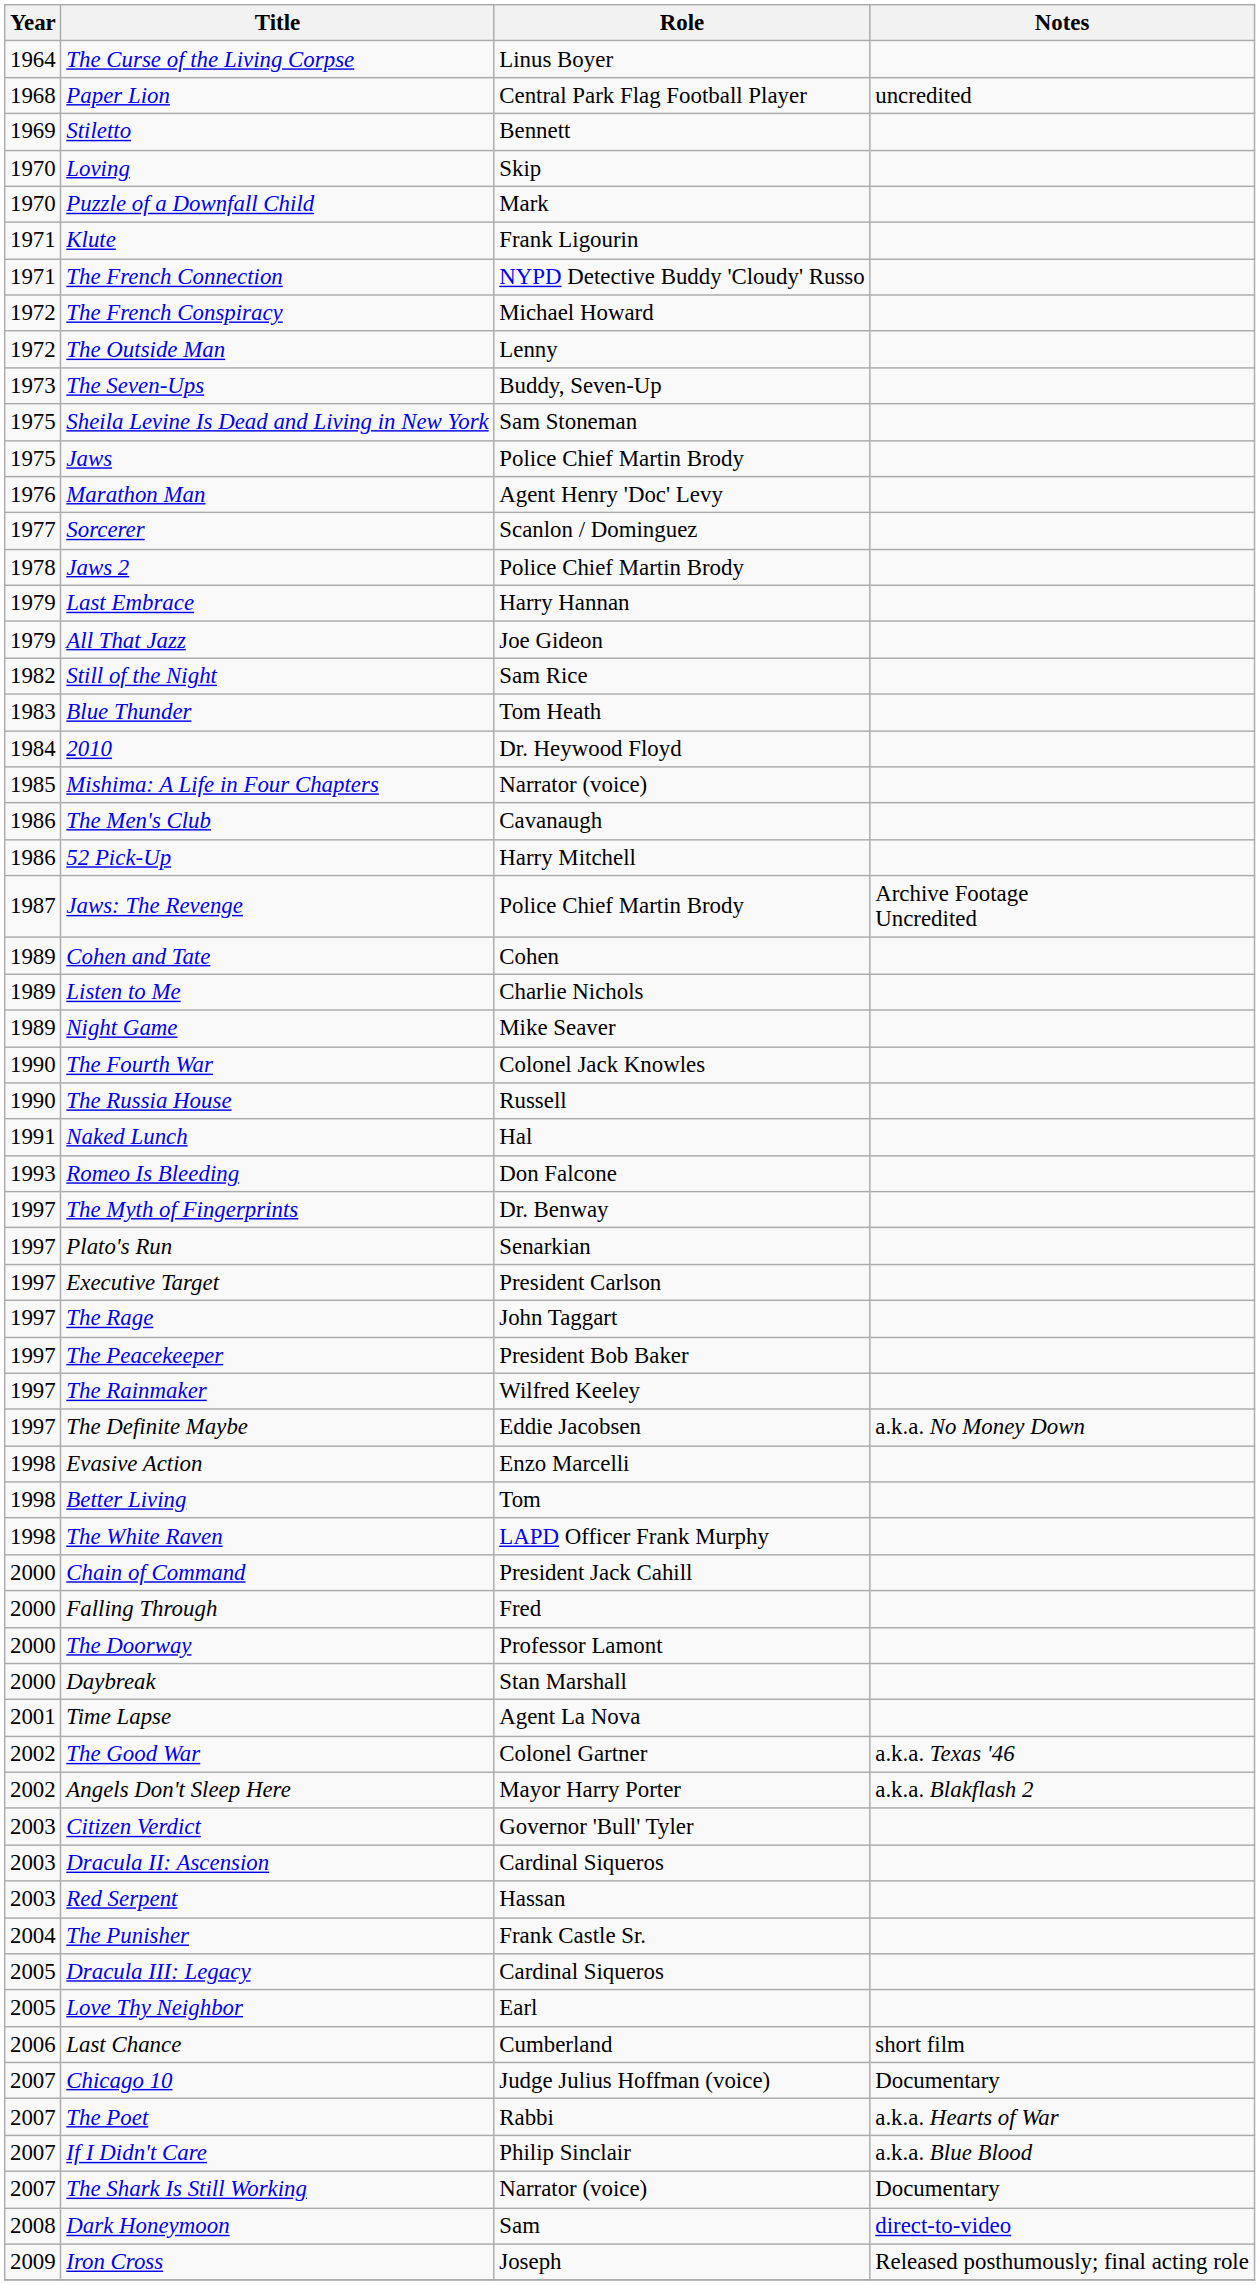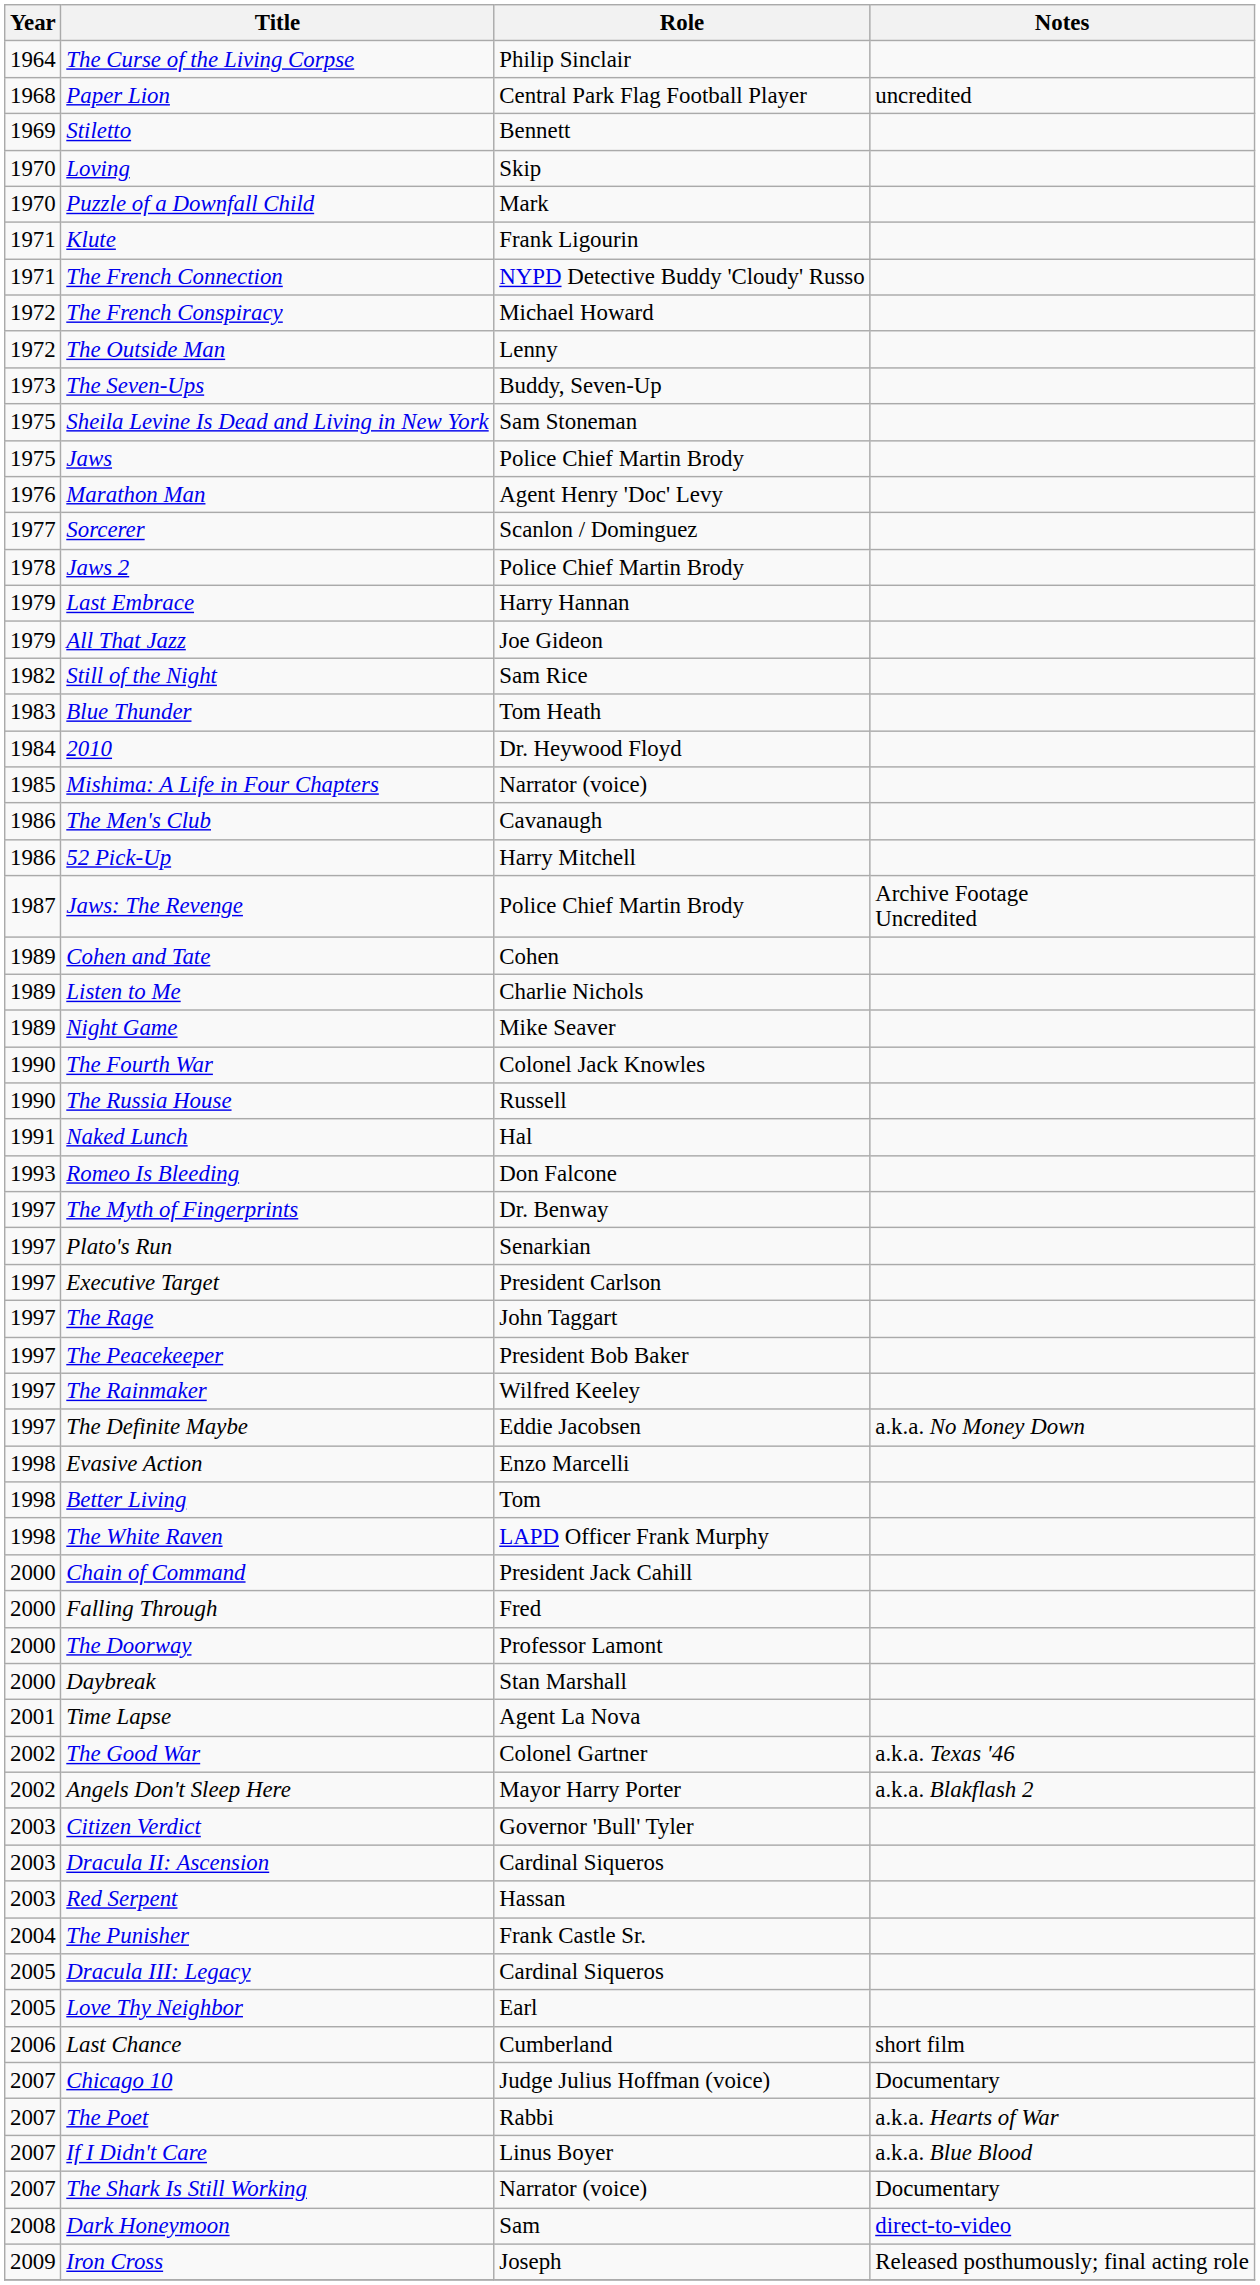(556, 58) Linus Boyer -> (565, 58) Philip Sinclair
(565, 2152) Philip Sinclair -> (556, 2152) Linus Boyer
